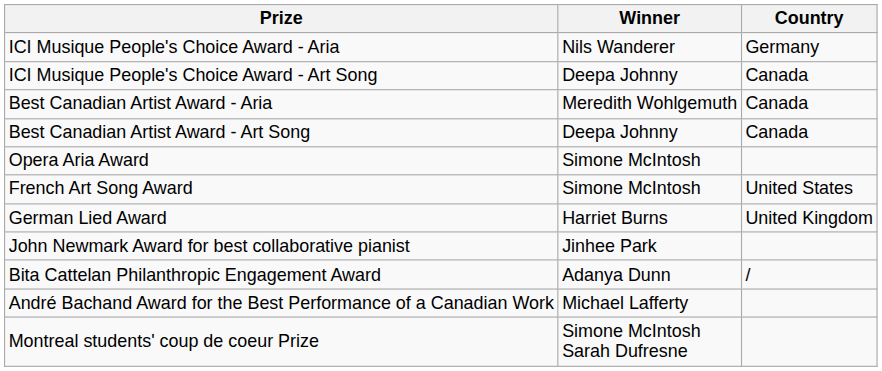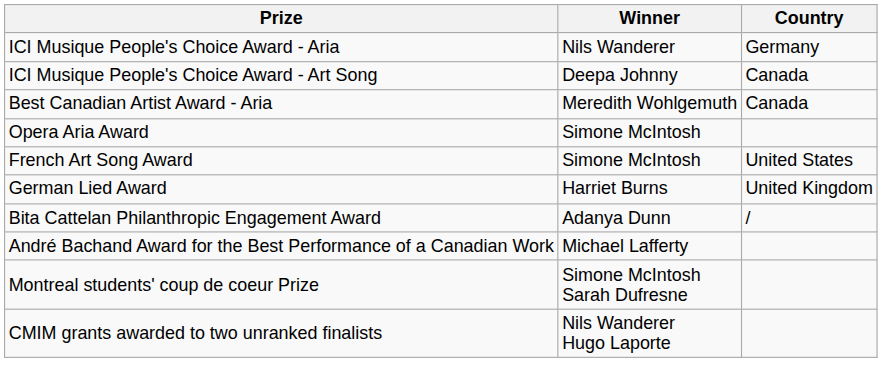- row: (159, 132)
- row: (209, 246)
+ row: (195, 333)
